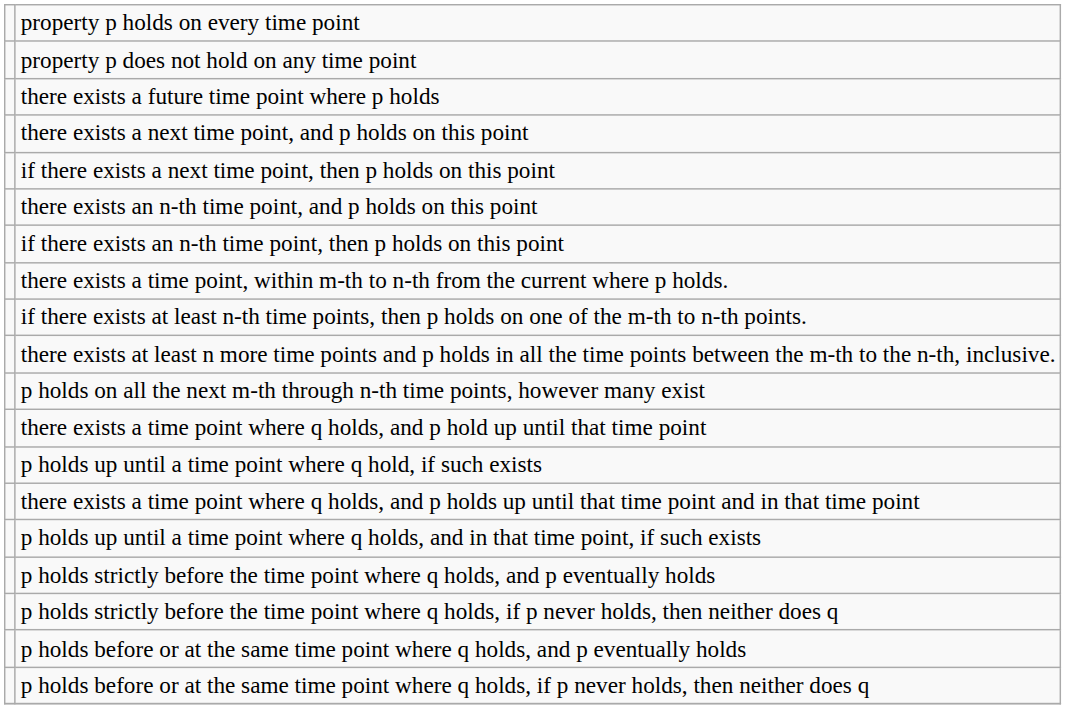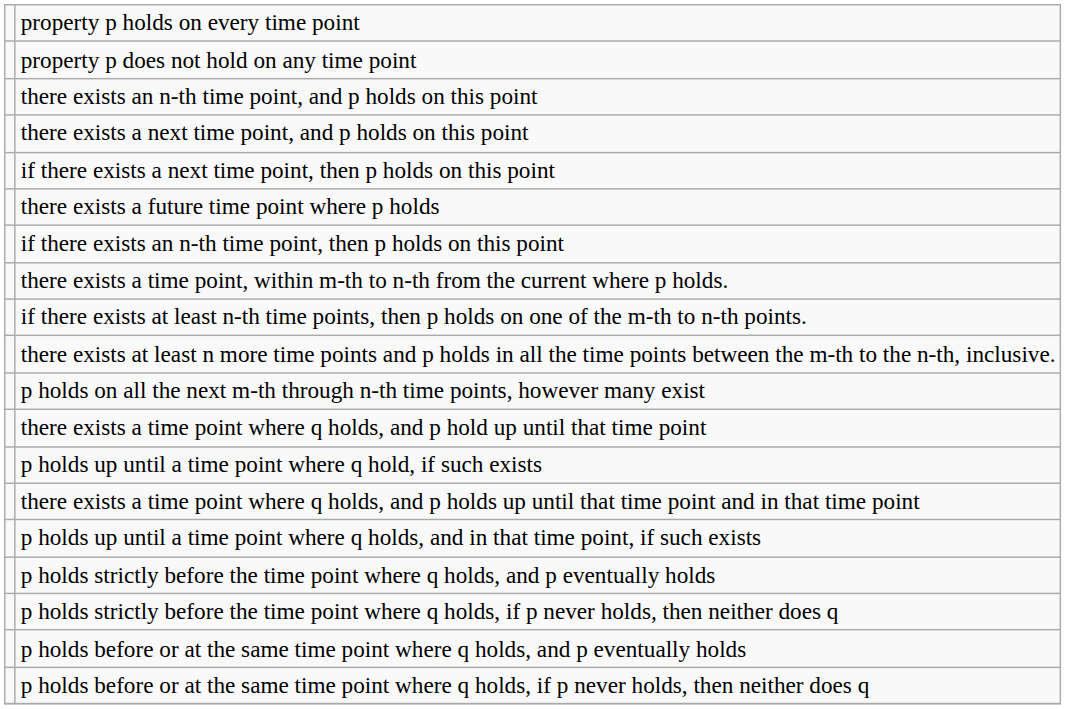rows swapped: (230, 96) <-> (279, 206)
